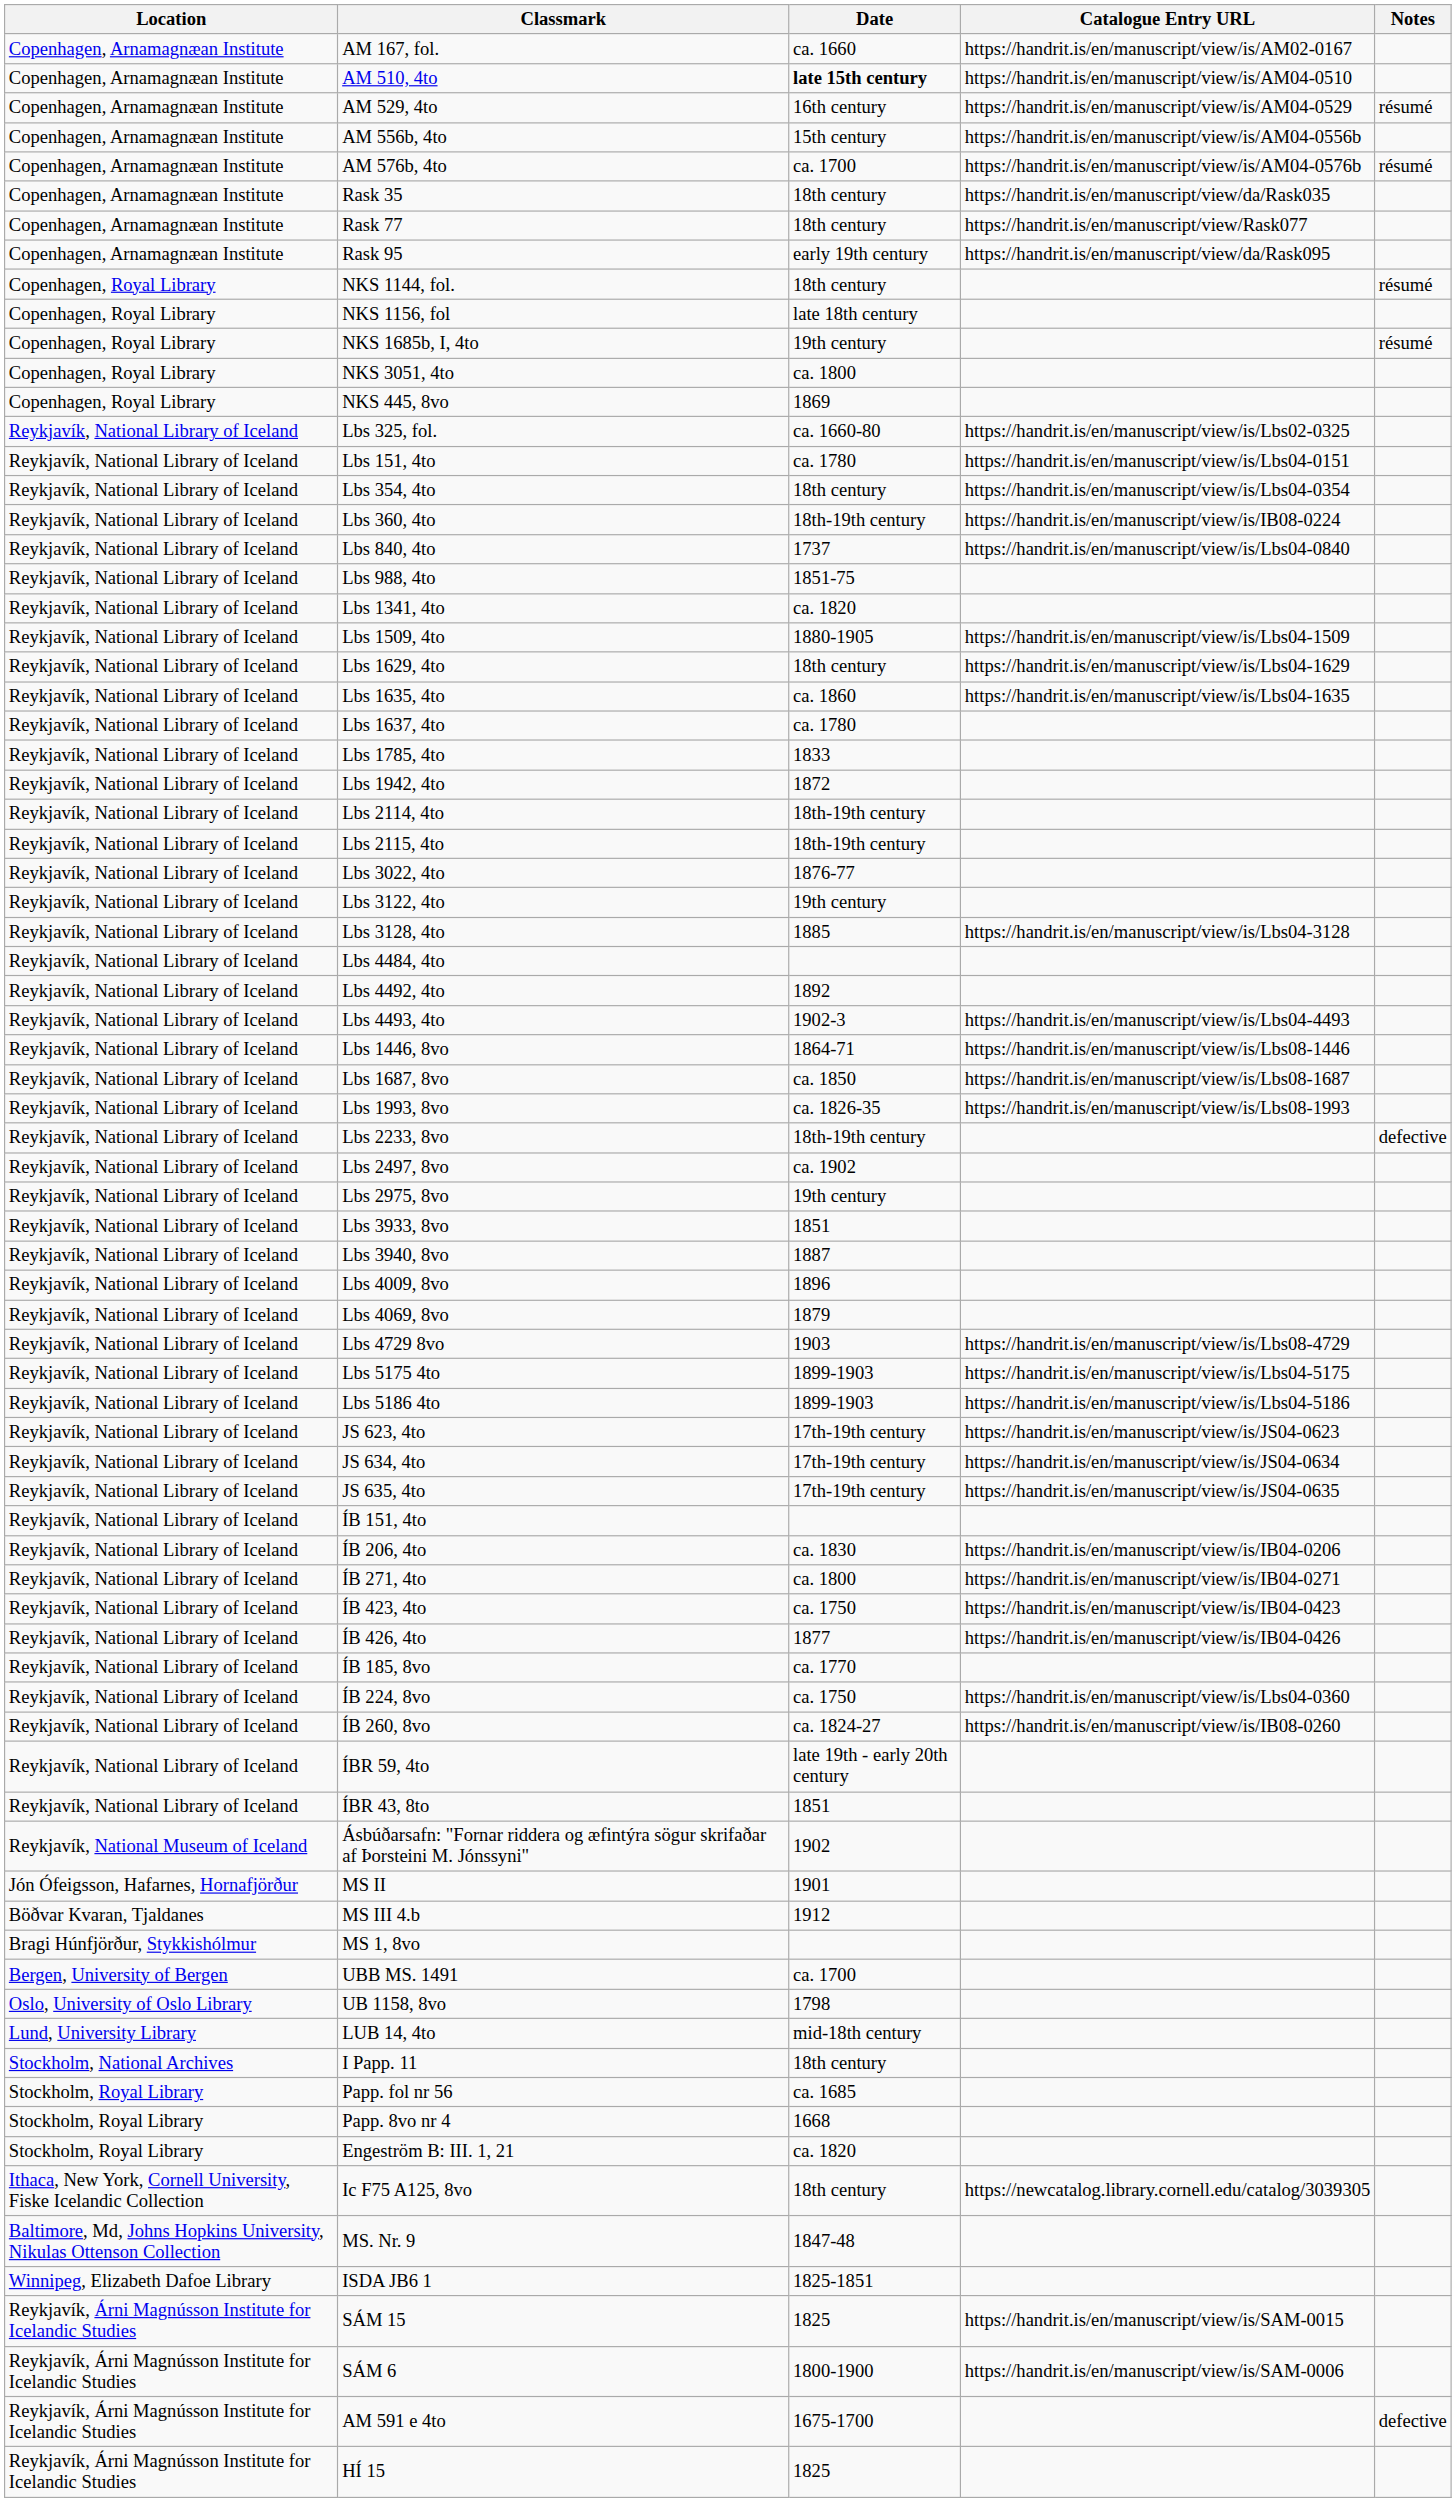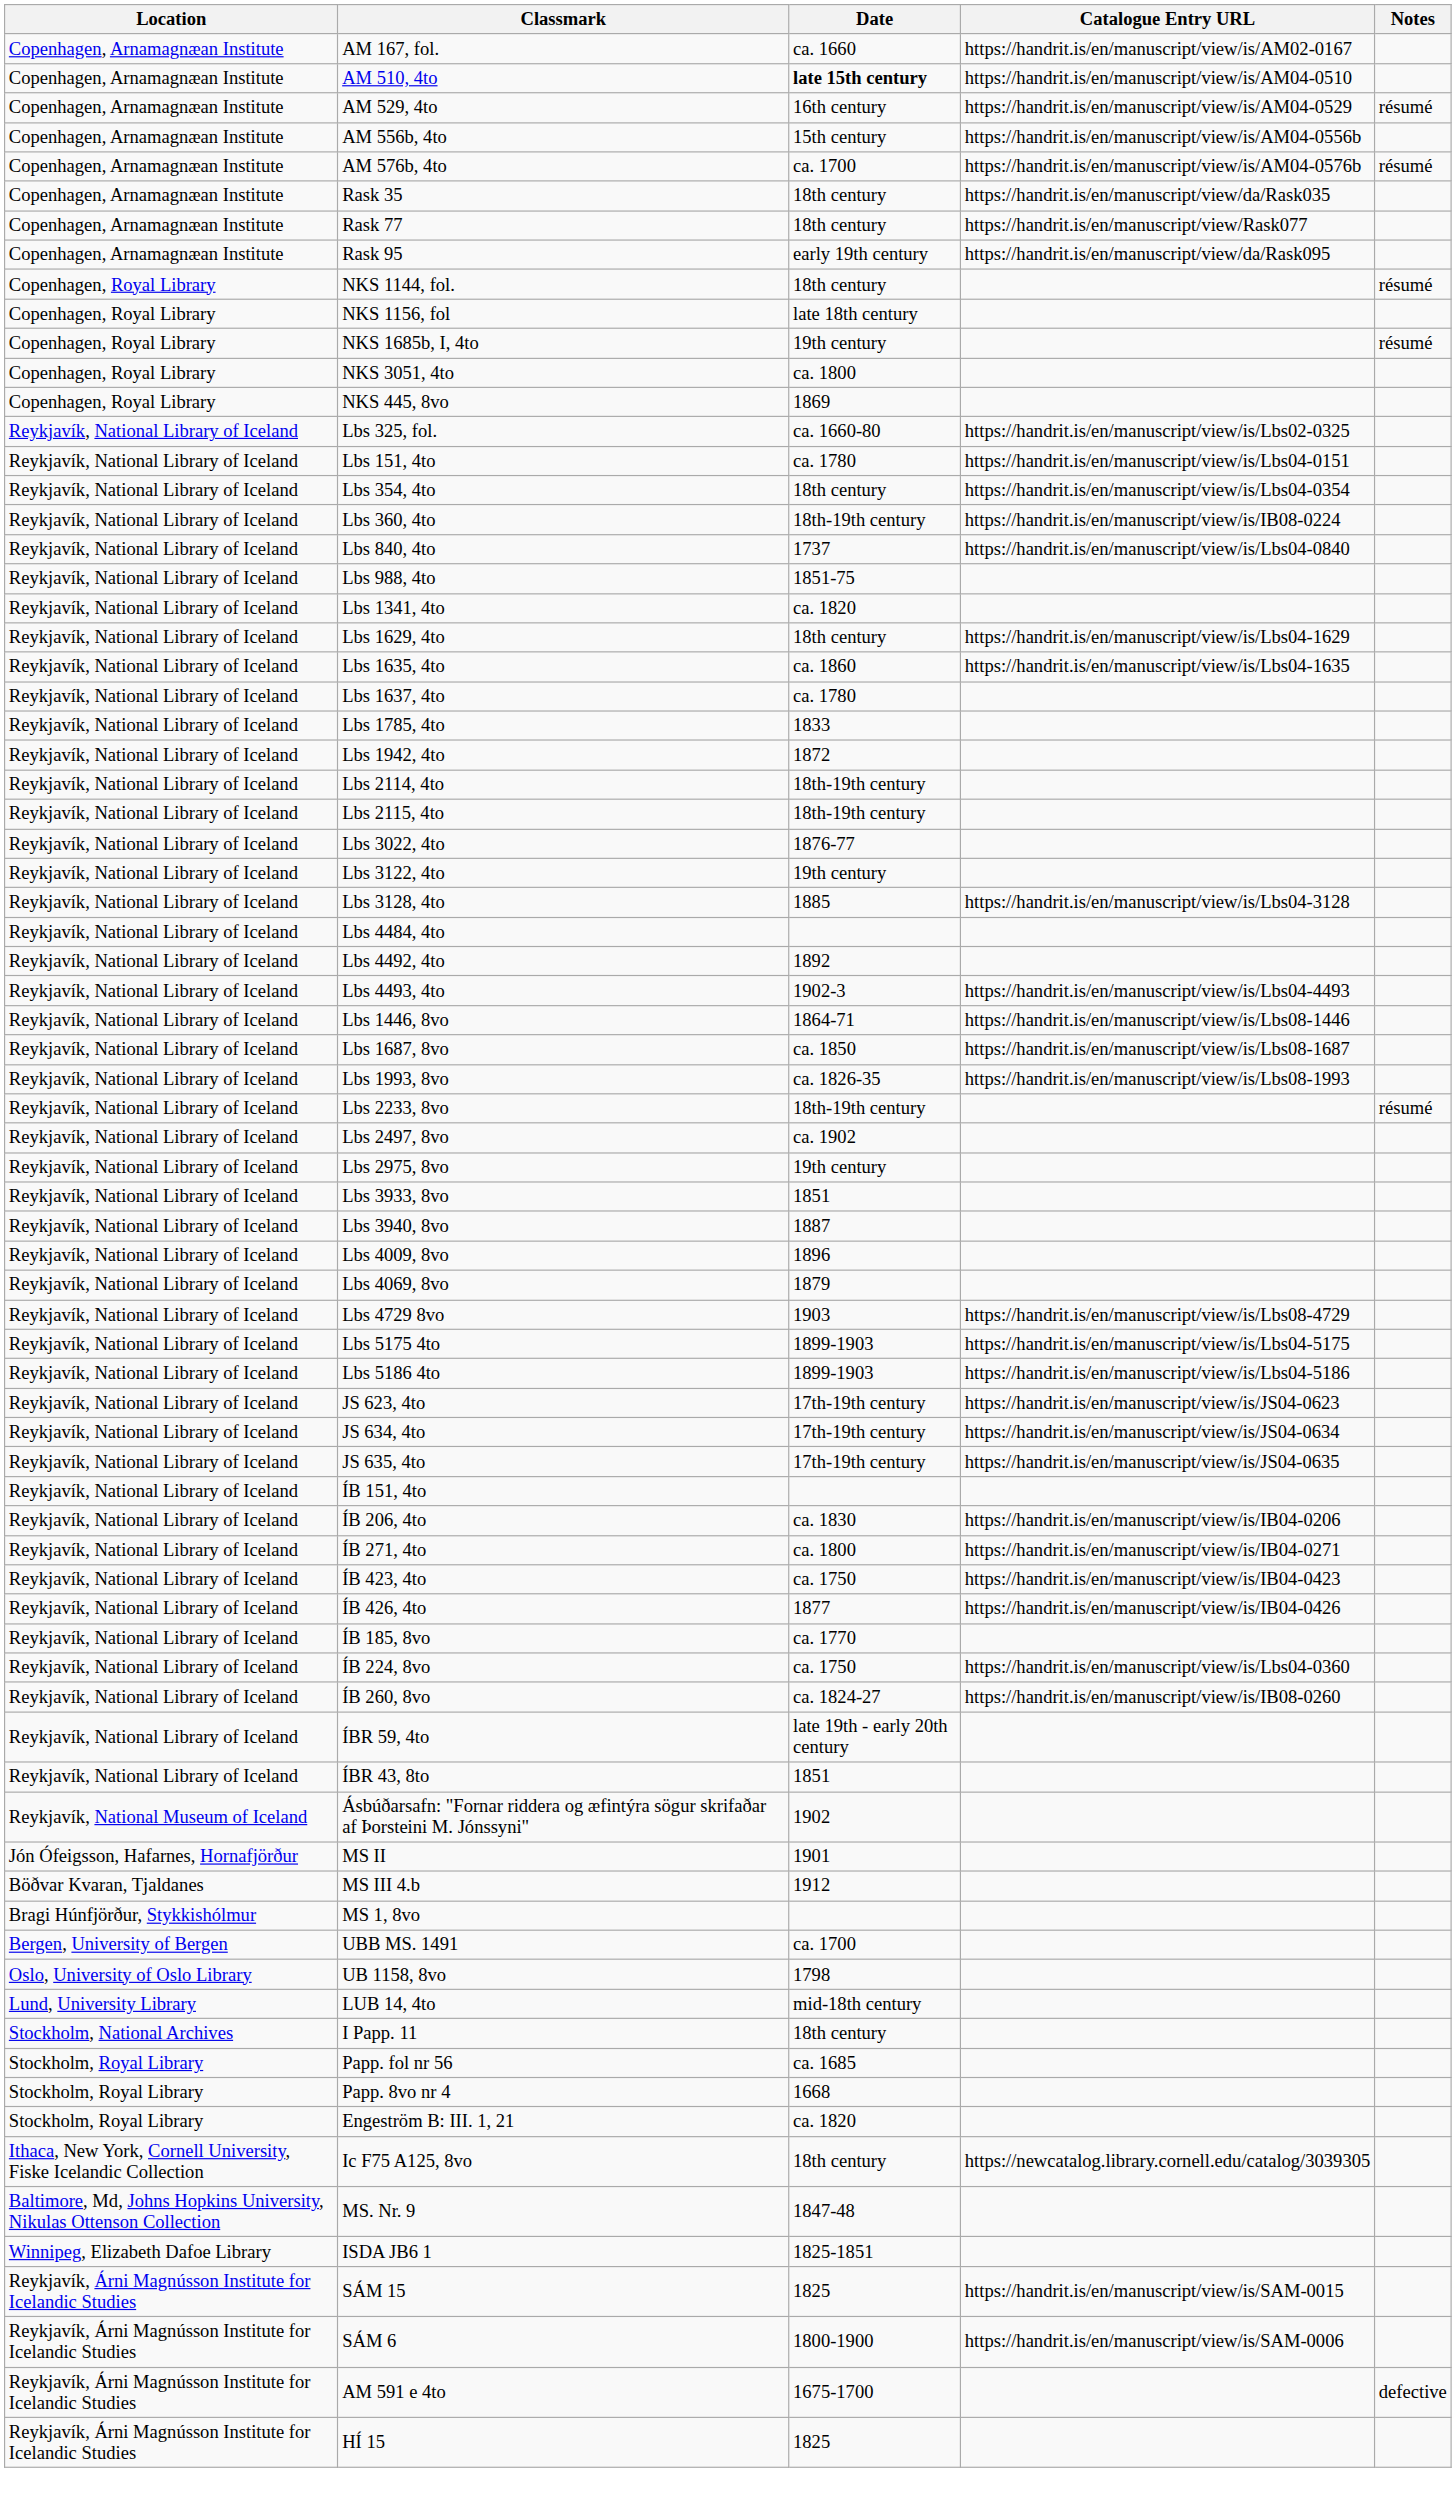- row: (393, 637)
(1413, 1137) defective -> (1406, 1108) résumé
